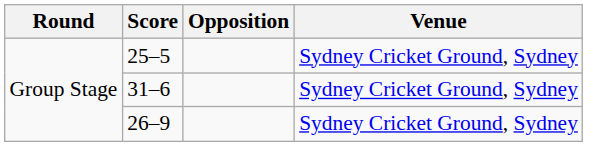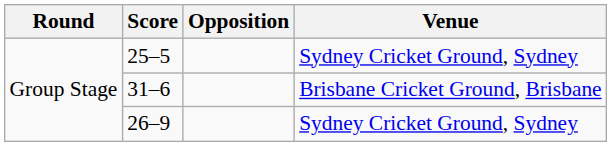(439, 89) Sydney Cricket Ground, Sydney -> (450, 89) Brisbane Cricket Ground, Brisbane
